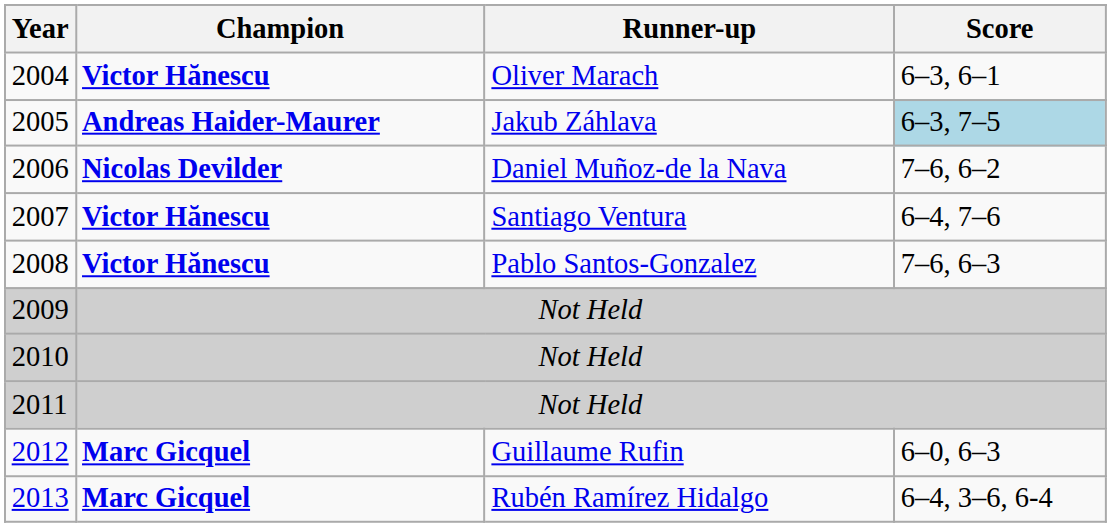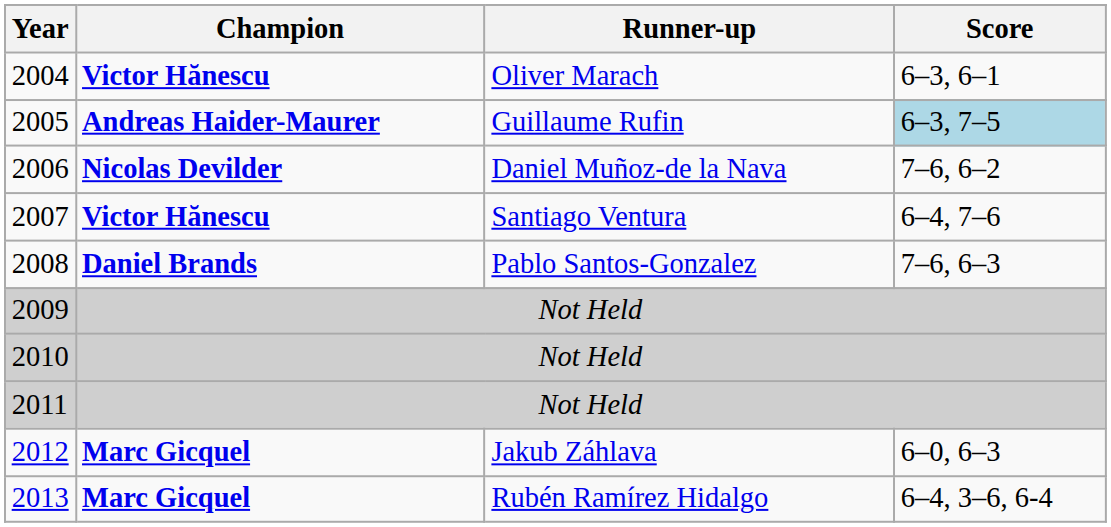(574, 122) Jakub Záhlava -> (588, 122) Guillaume Rufin
(176, 263) Victor Hănescu -> (170, 263) Daniel Brands
(588, 451) Guillaume Rufin -> (574, 451) Jakub Záhlava
